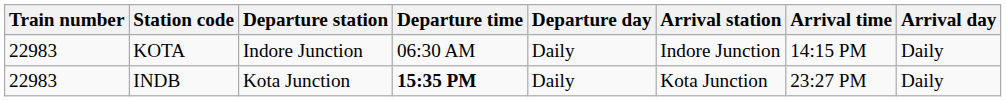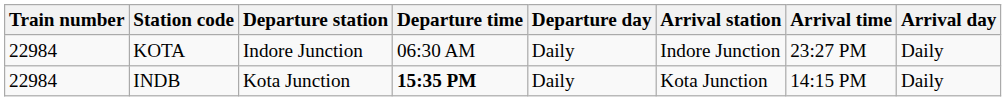(33, 50) 22983 -> (33, 50) 22984
(828, 50) 14:15 PM -> (828, 50) 23:27 PM
(33, 80) 22983 -> (33, 80) 22984
(828, 80) 23:27 PM -> (828, 80) 14:15 PM
